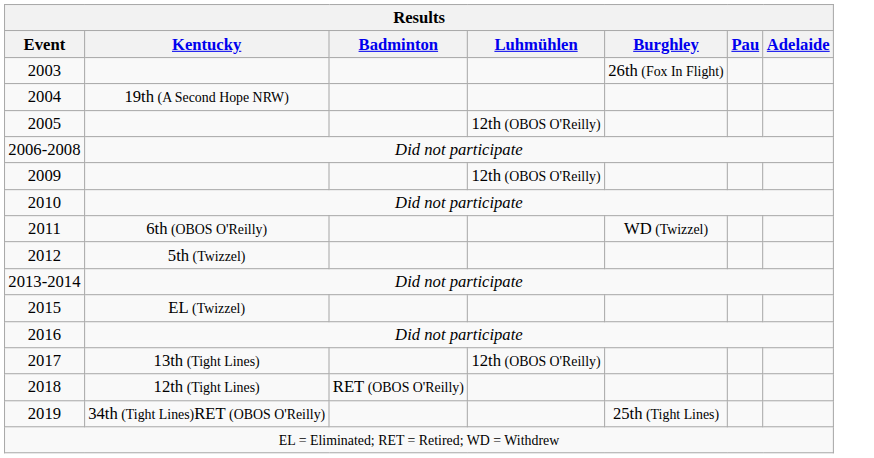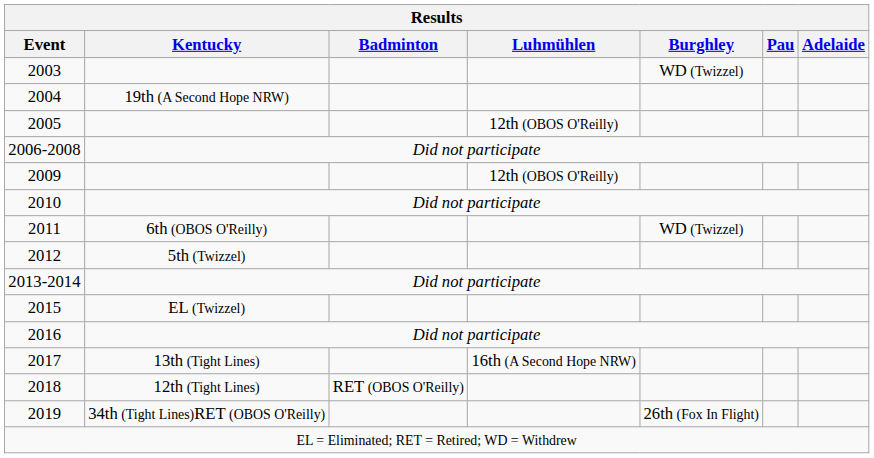(666, 70) 26th (Fox In Flight) -> (701, 70) WD (Twizzel)
(536, 360) 12th (OBOS O'Reilly) -> (554, 360) 16th (A Second Hope NRW)
(666, 413) 25th (Tight Lines) -> (701, 413) 26th (Fox In Flight)
